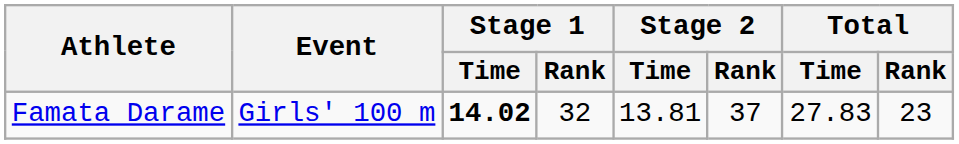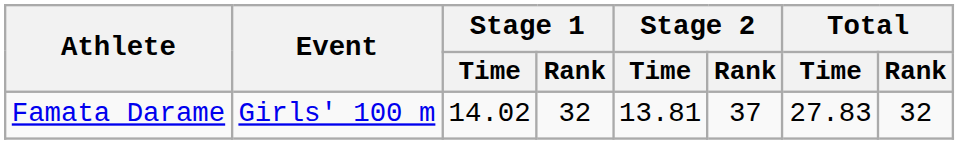(490, 115) bold -> (490, 115) normal
(916, 115) 23 -> (916, 115) 32
